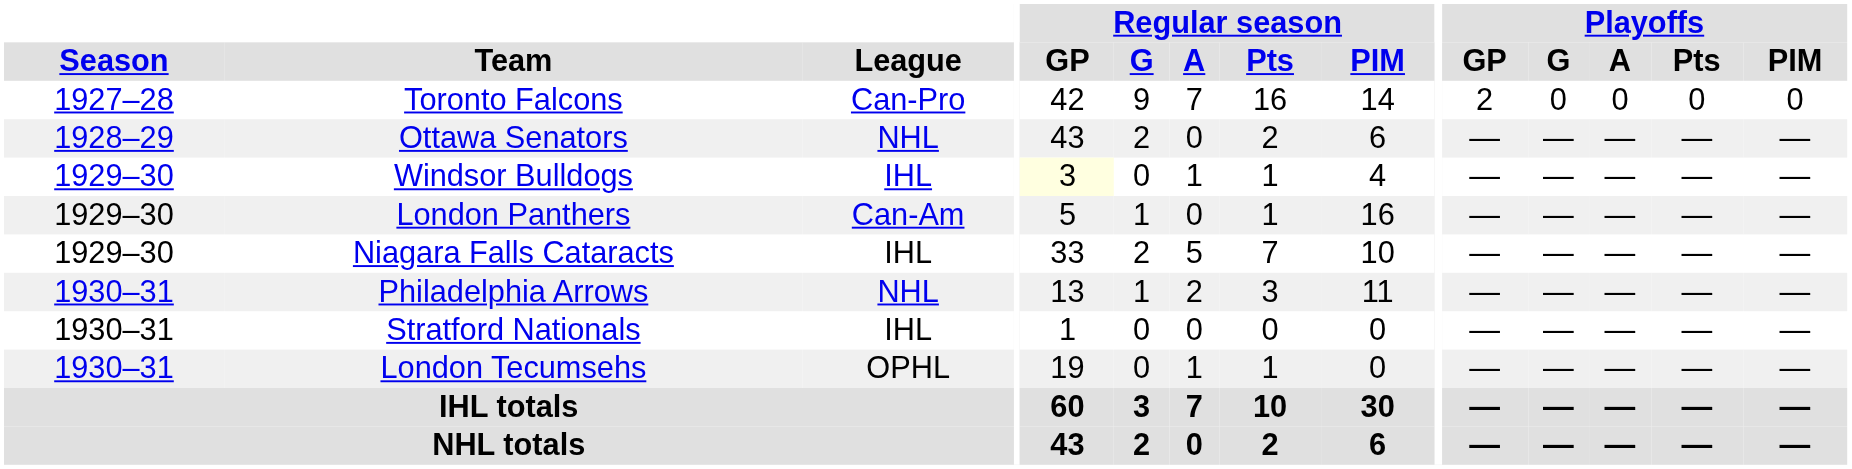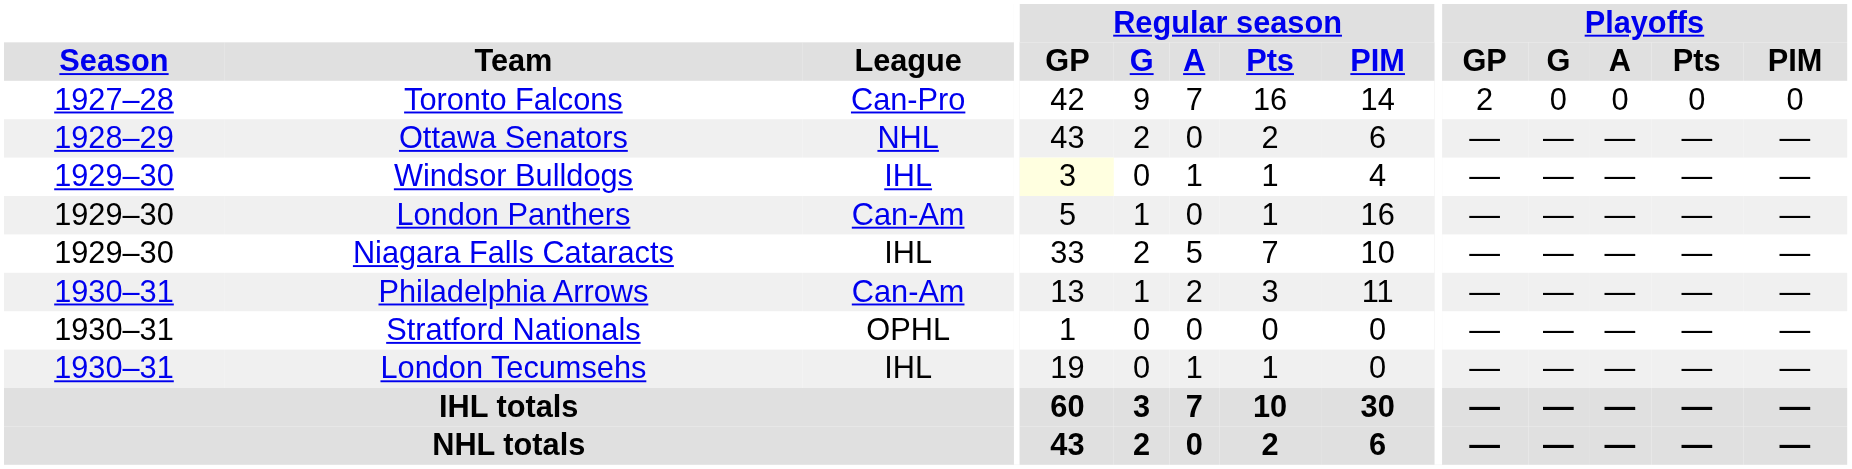(908, 291) NHL -> (908, 291) Can-Am
(908, 329) IHL -> (908, 329) OPHL
(908, 368) OPHL -> (908, 368) IHL
